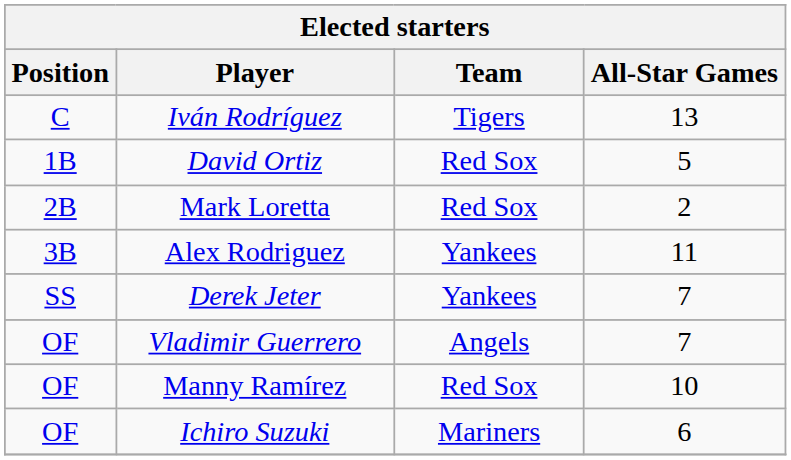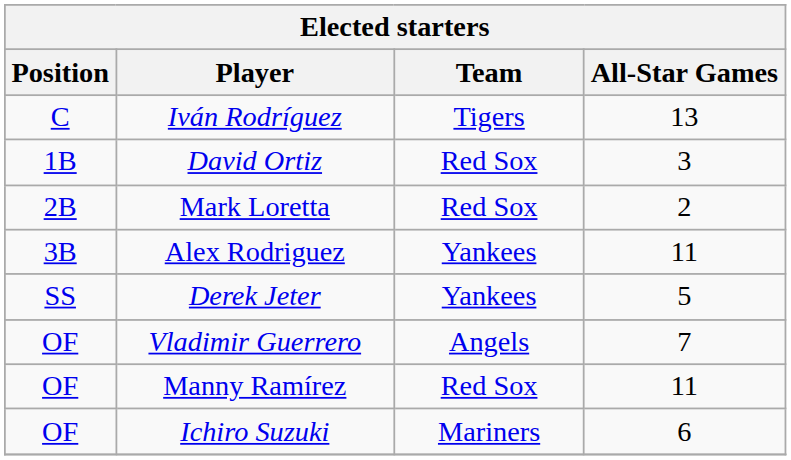(684, 161) 5 -> (684, 161) 3
(684, 296) 7 -> (684, 296) 5
(684, 386) 10 -> (684, 386) 11
